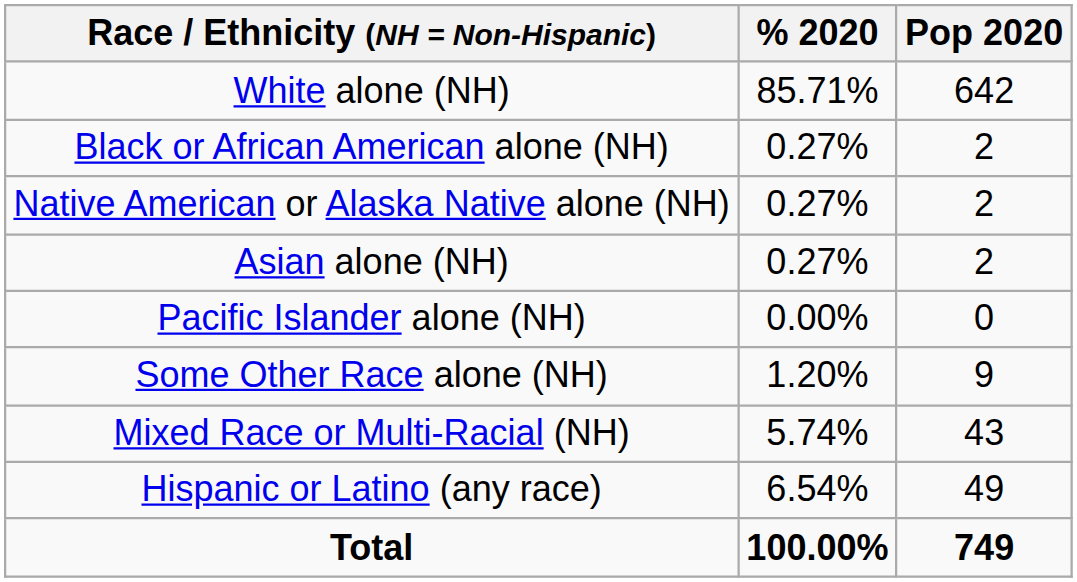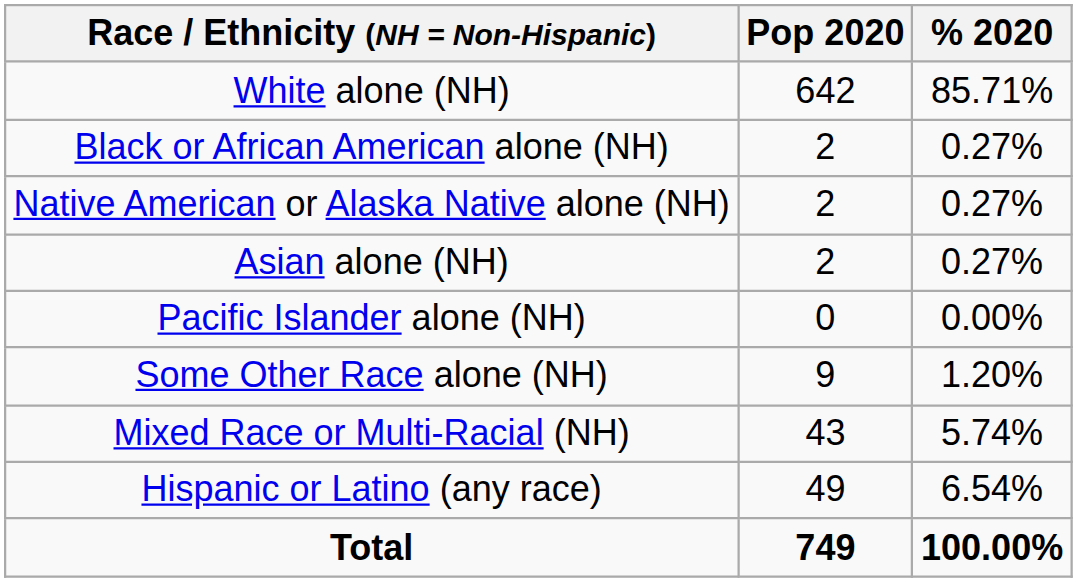columns swapped: (984, 33) <-> (817, 33)
